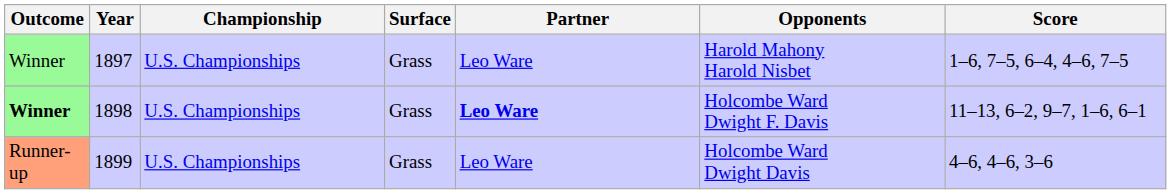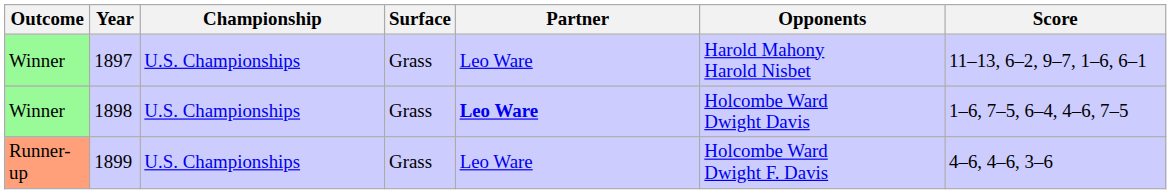(1039, 60) 1–6, 7–5, 6–4, 4–6, 7–5 -> (1048, 60) 11–13, 6–2, 9–7, 1–6, 6–1
(40, 111) bold -> (37, 111) normal
(766, 111) Holcombe Ward Dwight F. Davis -> (766, 111) Holcombe Ward Dwight Davis
(1048, 111) 11–13, 6–2, 9–7, 1–6, 6–1 -> (1039, 111) 1–6, 7–5, 6–4, 4–6, 7–5
(766, 162) Holcombe Ward Dwight Davis -> (766, 162) Holcombe Ward Dwight F. Davis
